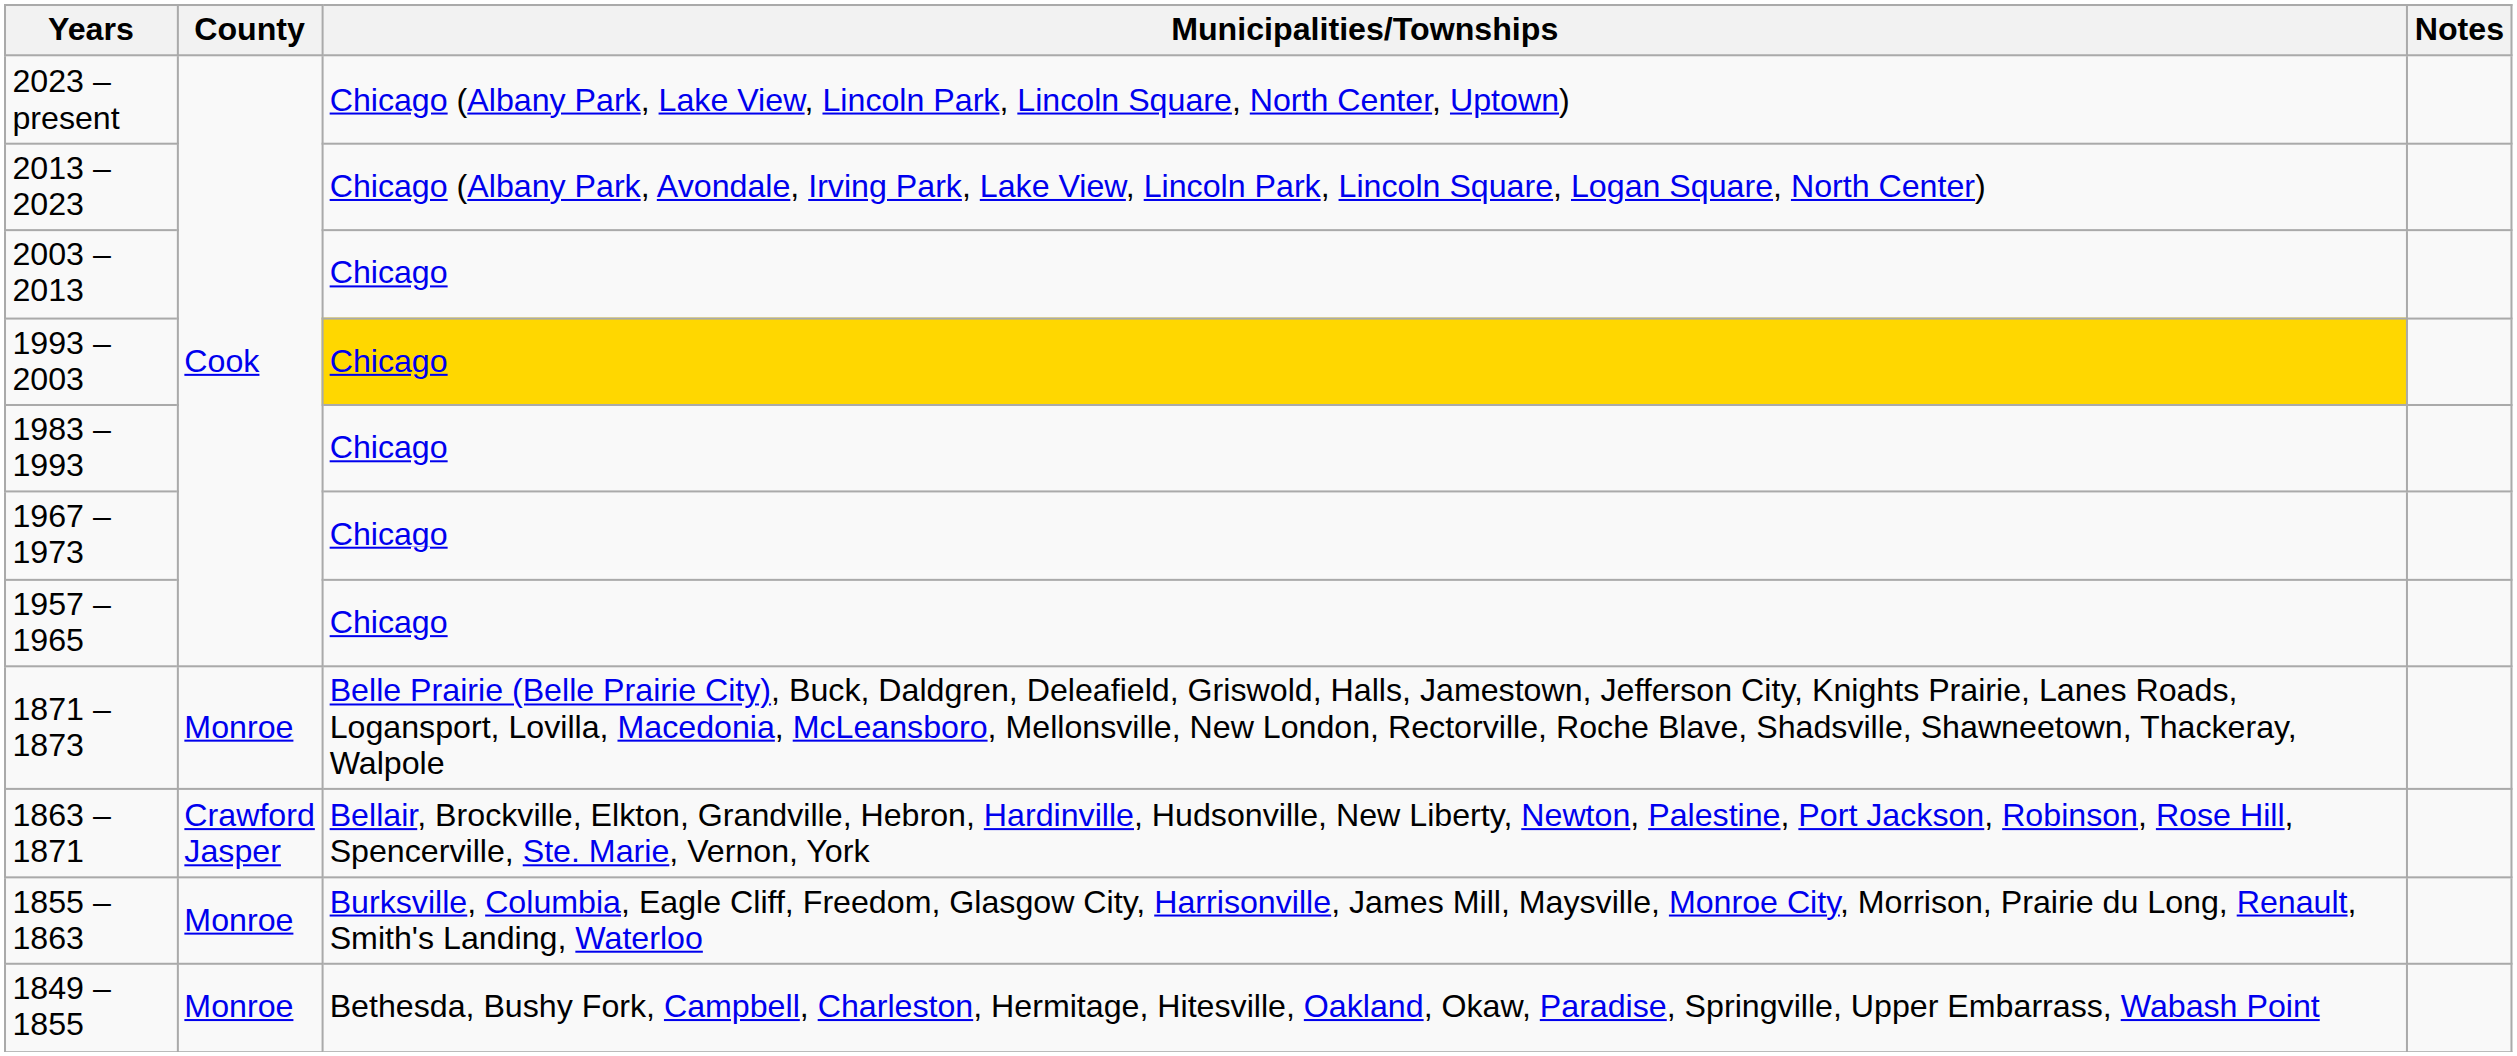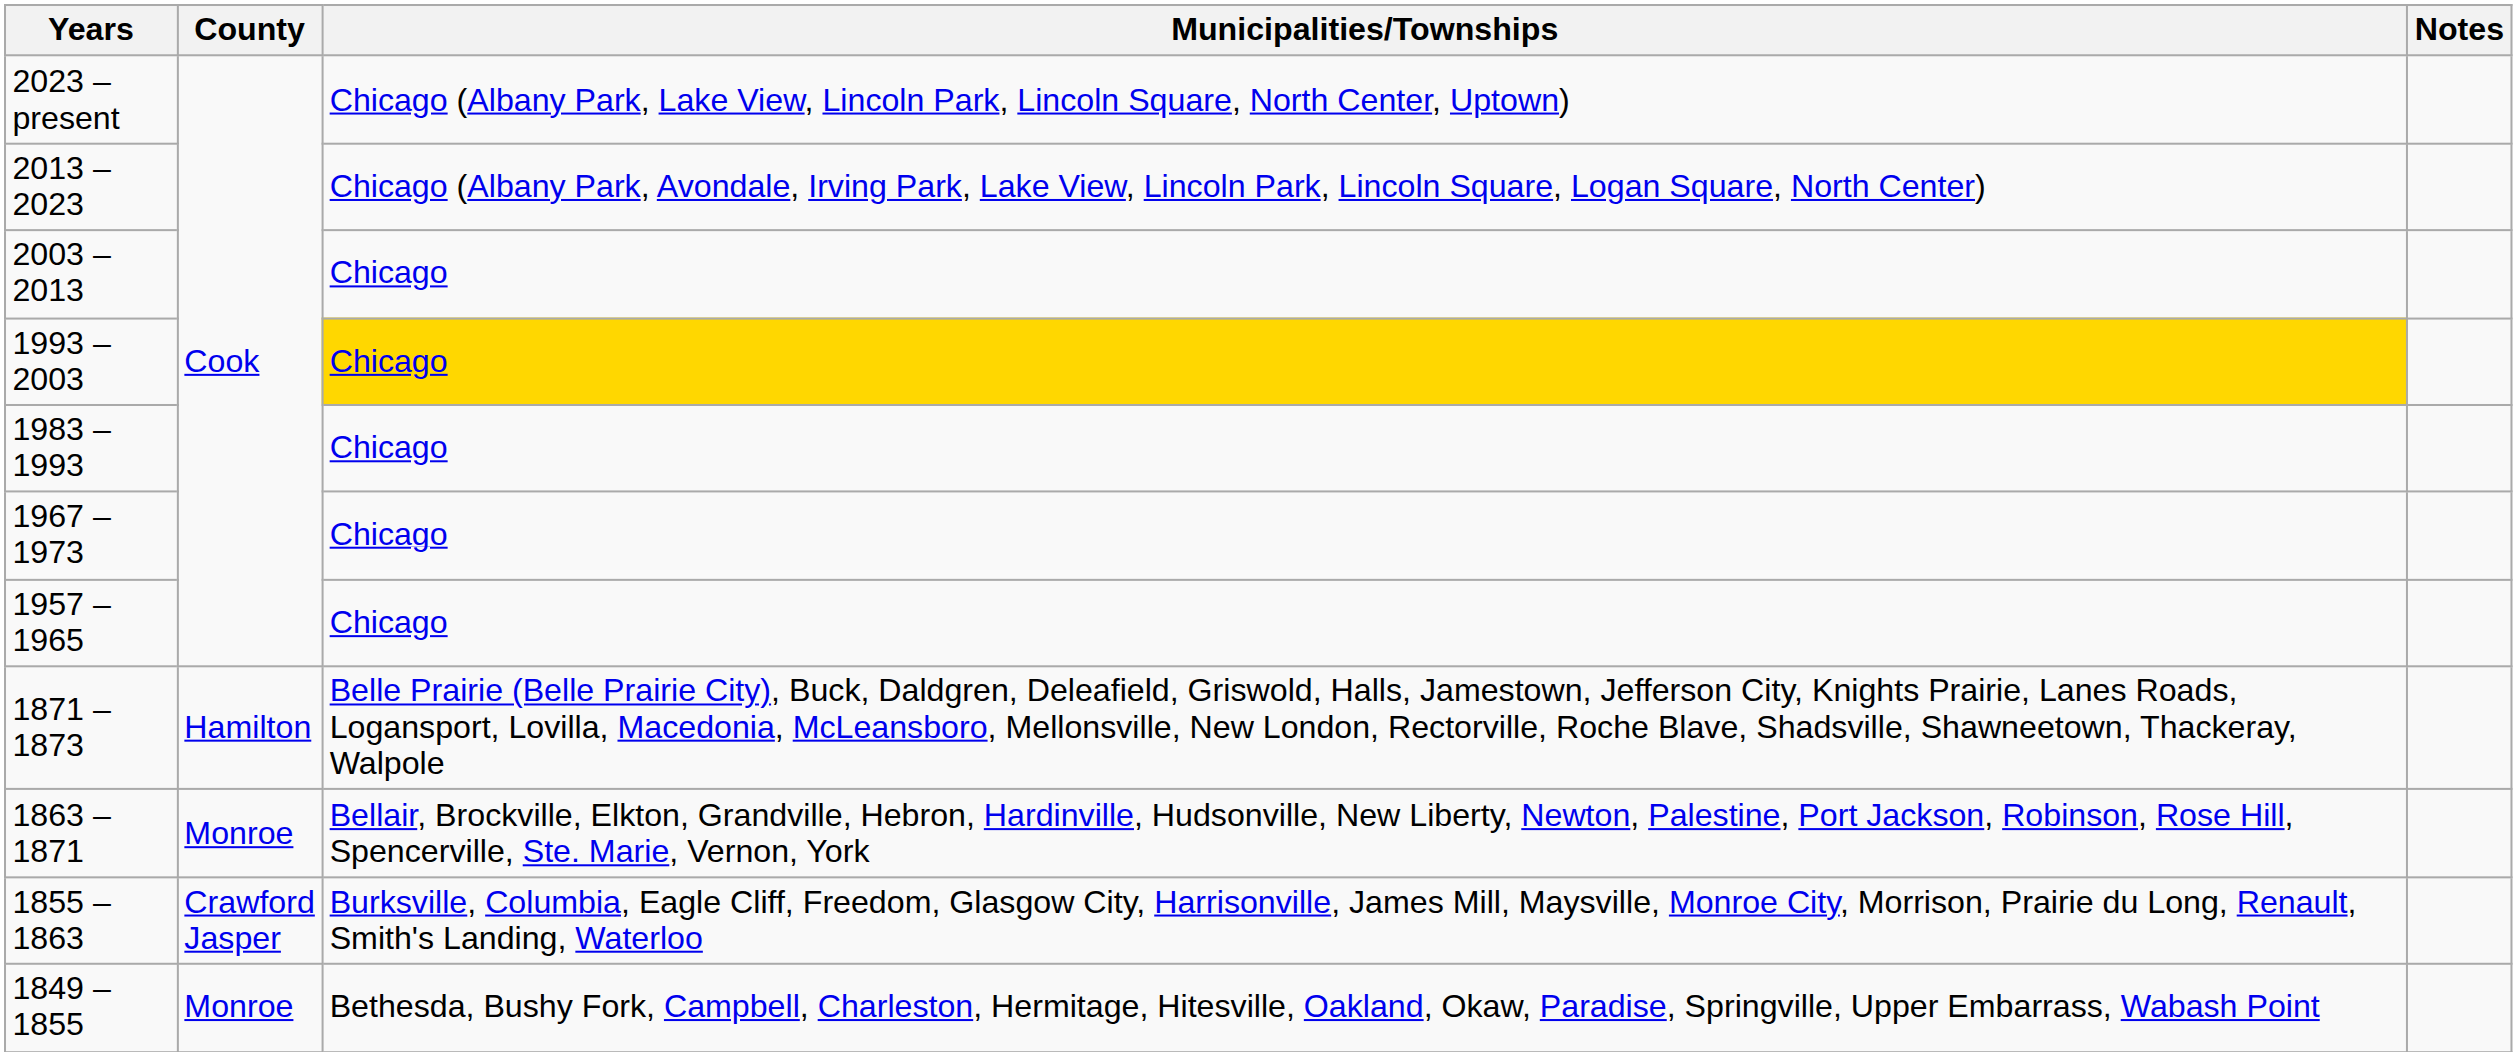(239, 727) Monroe -> (248, 727) Hamilton
(250, 832) Crawford Jasper -> (239, 832) Monroe
(239, 919) Monroe -> (250, 919) Crawford Jasper
